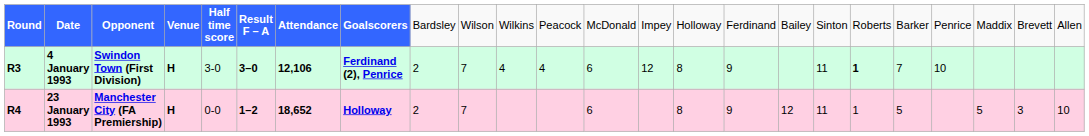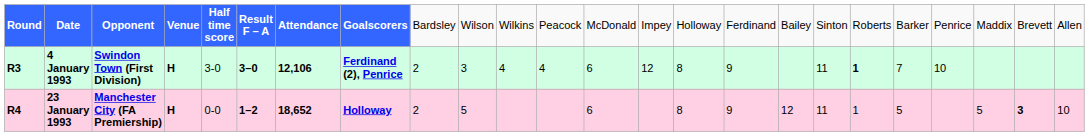(464, 68) 7 -> (464, 68) 3
(464, 110) 7 -> (464, 110) 5
(1020, 110) normal -> (1020, 110) bold
